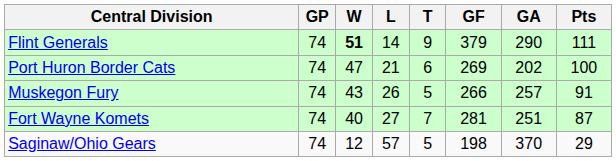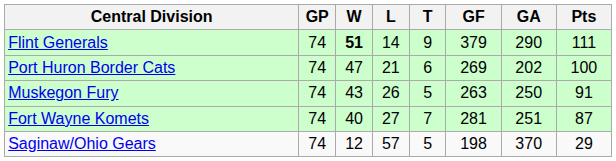(474, 93) 266 -> (474, 93) 263
(529, 93) 257 -> (529, 93) 250
